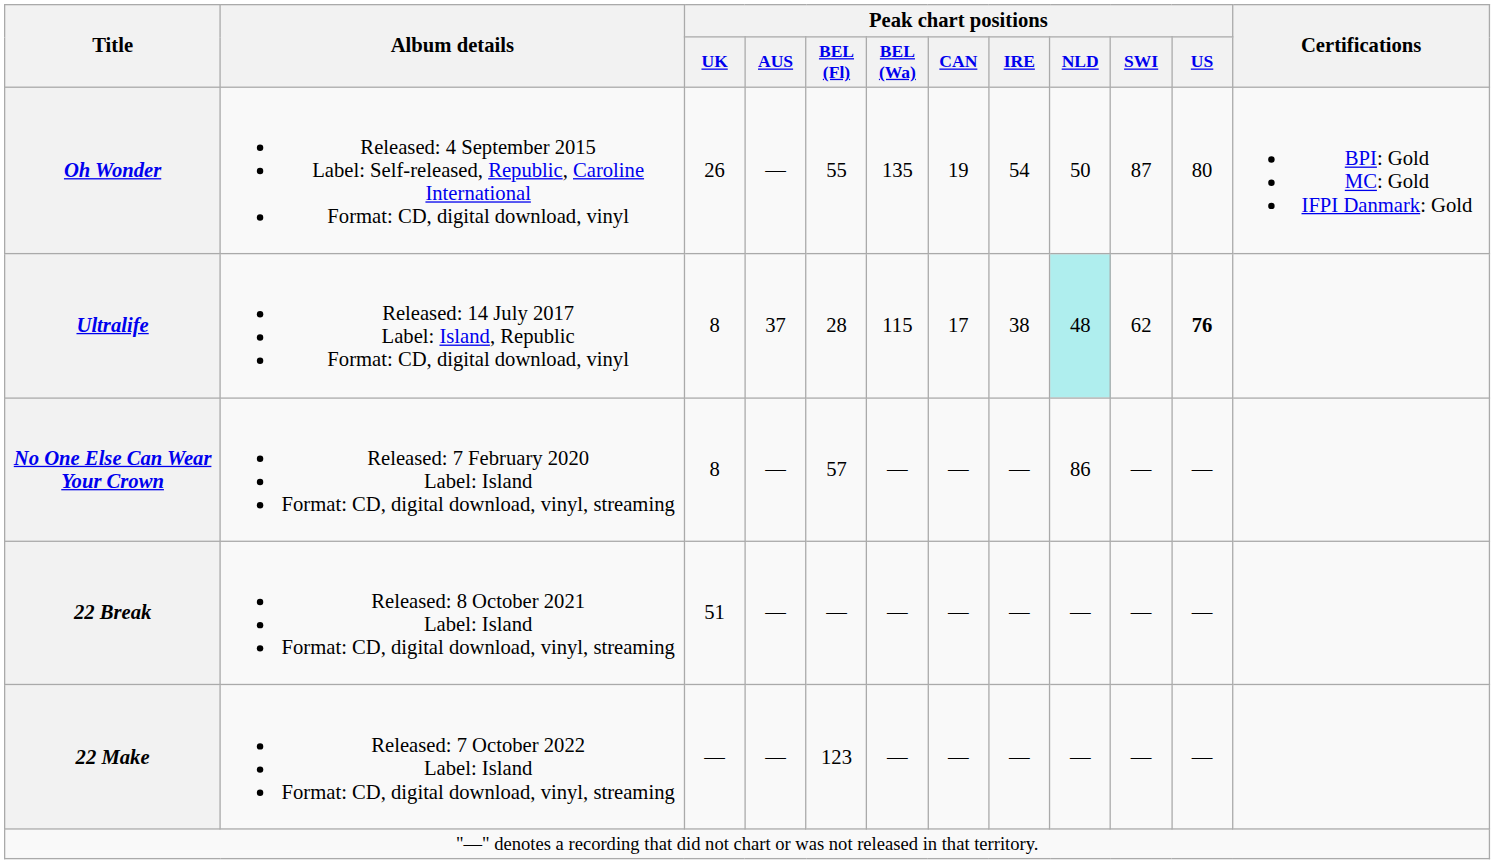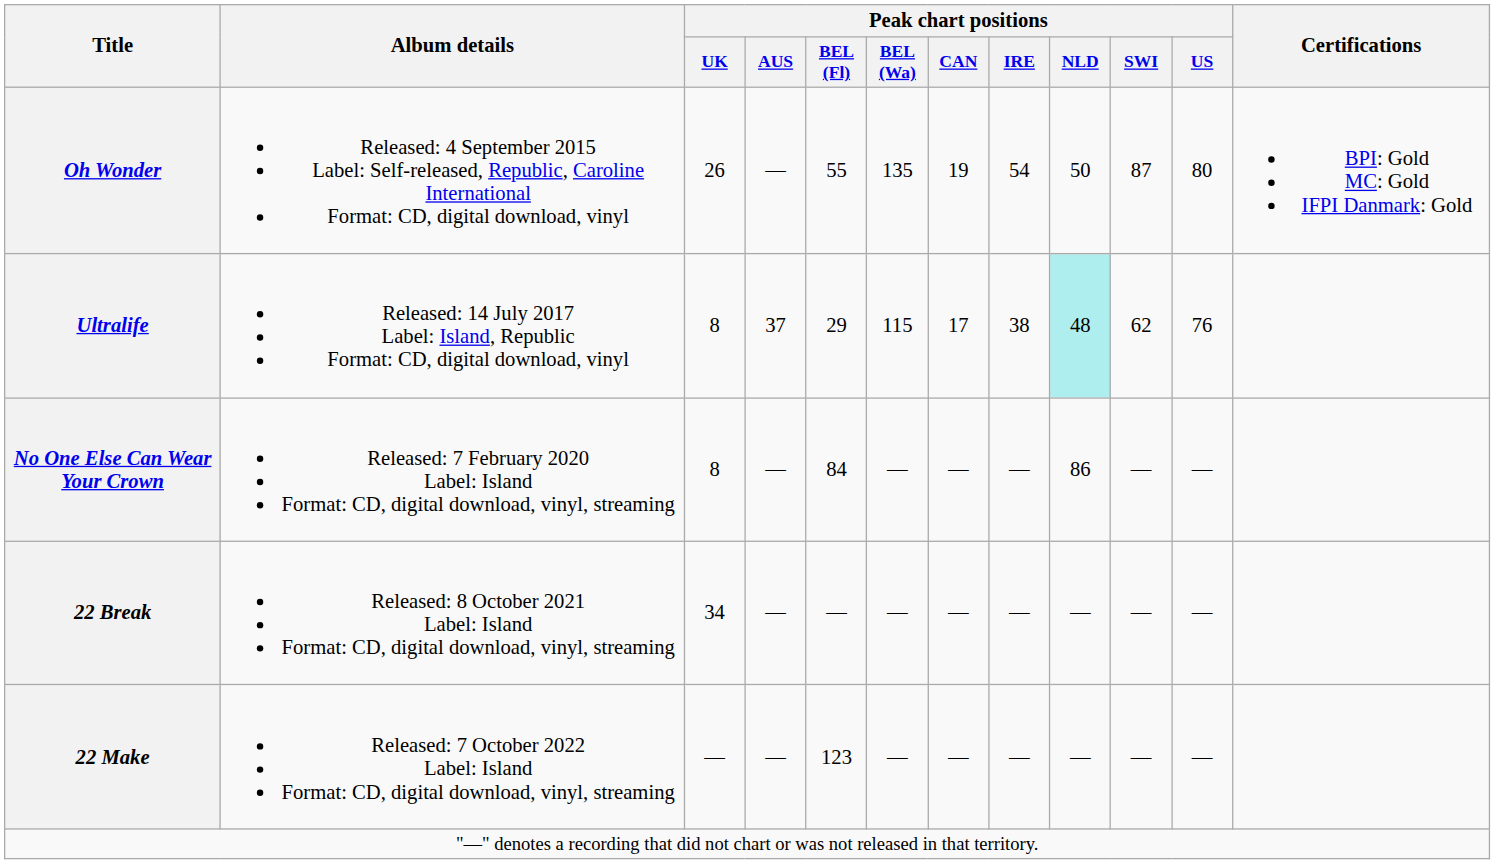(836, 325) 28 -> (836, 325) 29
(1202, 325) bold -> (1202, 325) normal
(836, 469) 57 -> (836, 469) 84
(715, 612) 51 -> (715, 612) 34
